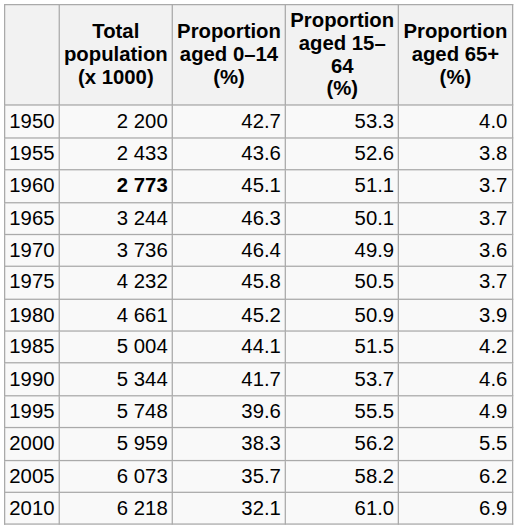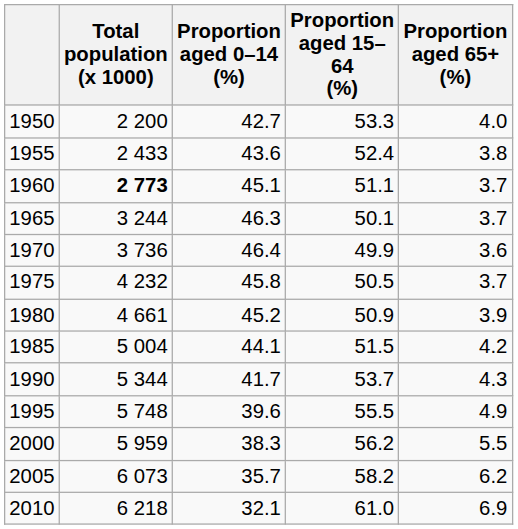(374, 153) 52.6 -> (374, 153) 52.4
(493, 379) 4.6 -> (493, 379) 4.3
